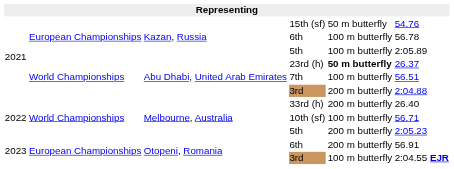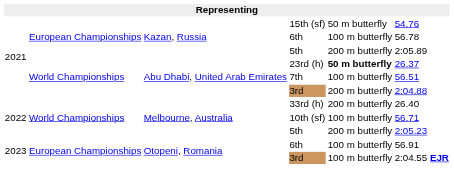(360, 50) 100 m butterfly -> (360, 50) 200 m butterfly
(360, 144) 200 m butterfly -> (360, 144) 100 m butterfly
